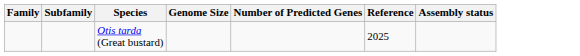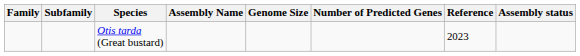+ column: (206, 13)
(378, 36) 2025 -> (458, 36) 2023
